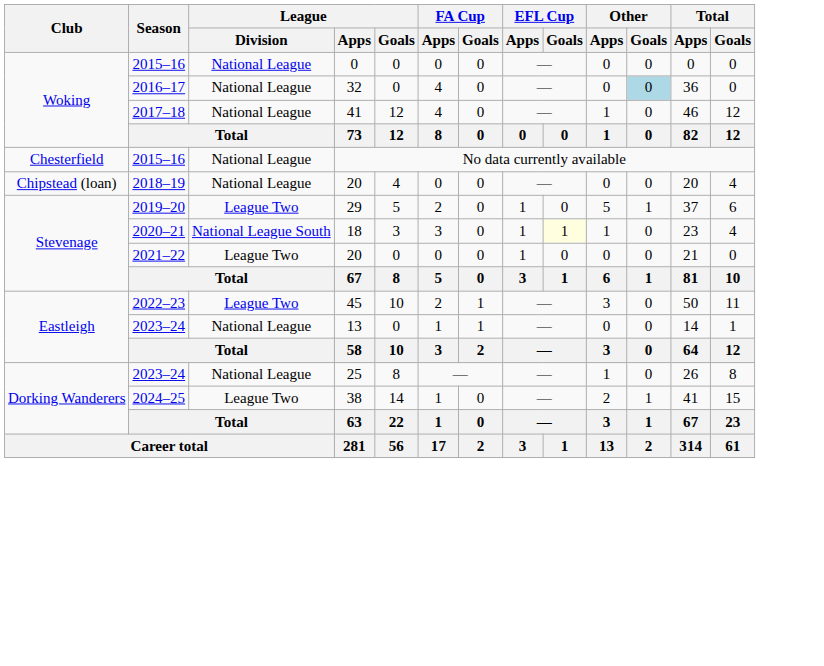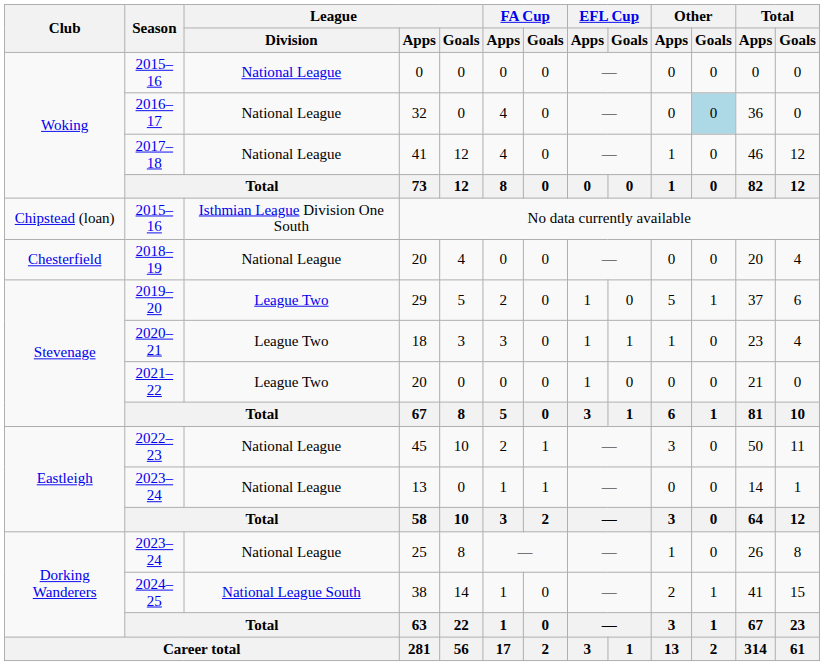(67, 159) Chesterfield -> (65, 218) Chipstead (loan)
(261, 159) National League -> (291, 218) Isthmian League Division One South
(67, 183) Chipstead (loan) -> (65, 259) Chesterfield
(261, 231) National League South -> (291, 341) League Two
(565, 231) lightyellow background -> (629, 341) no background
(261, 302) League Two -> (291, 446) National League
(261, 398) League Two -> (291, 592) National League South
